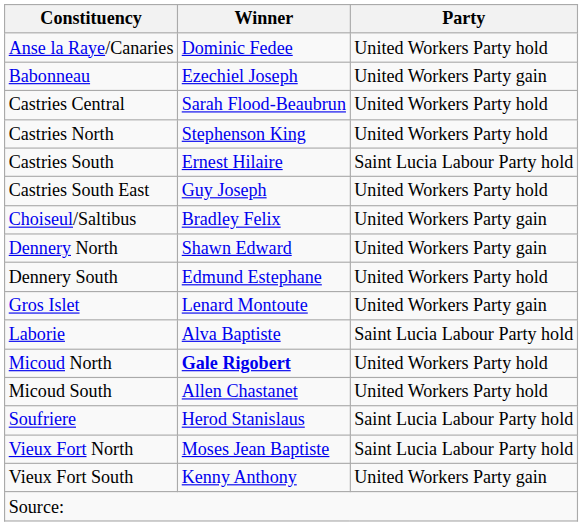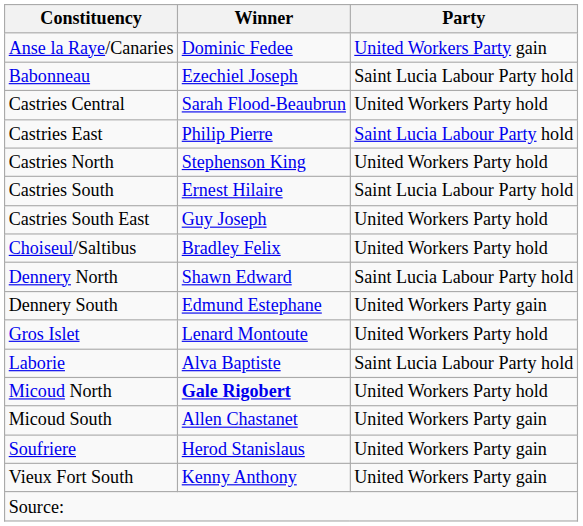(451, 47) United Workers Party hold -> (451, 47) United Workers Party gain
(451, 76) United Workers Party gain -> (464, 76) Saint Lucia Labour Party hold
+ row: (56, 133)
(451, 219) United Workers Party gain -> (451, 248) United Workers Party hold
(451, 248) United Workers Party gain -> (464, 276) Saint Lucia Labour Party hold
(451, 276) United Workers Party hold -> (451, 305) United Workers Party gain
(451, 305) United Workers Party gain -> (451, 334) United Workers Party hold
(451, 391) United Workers Party hold -> (451, 420) United Workers Party gain
(464, 420) Saint Lucia Labour Party hold -> (451, 448) United Workers Party gain
- row: (71, 448)
